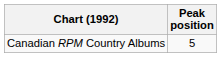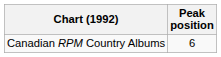(192, 43) 5 -> (192, 43) 6
